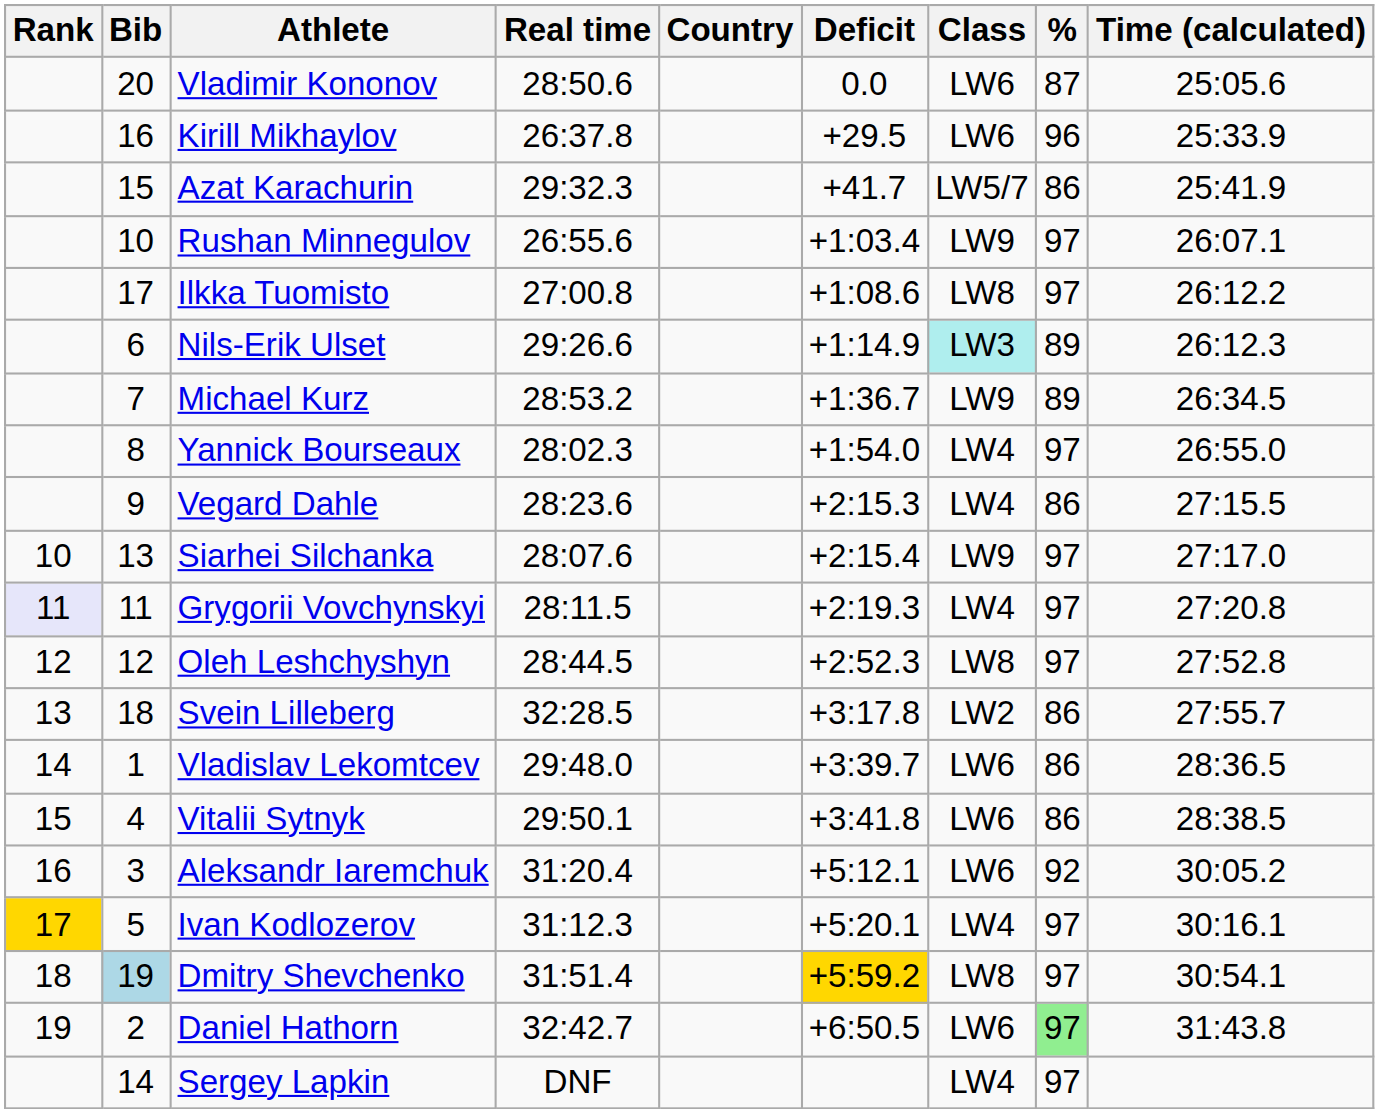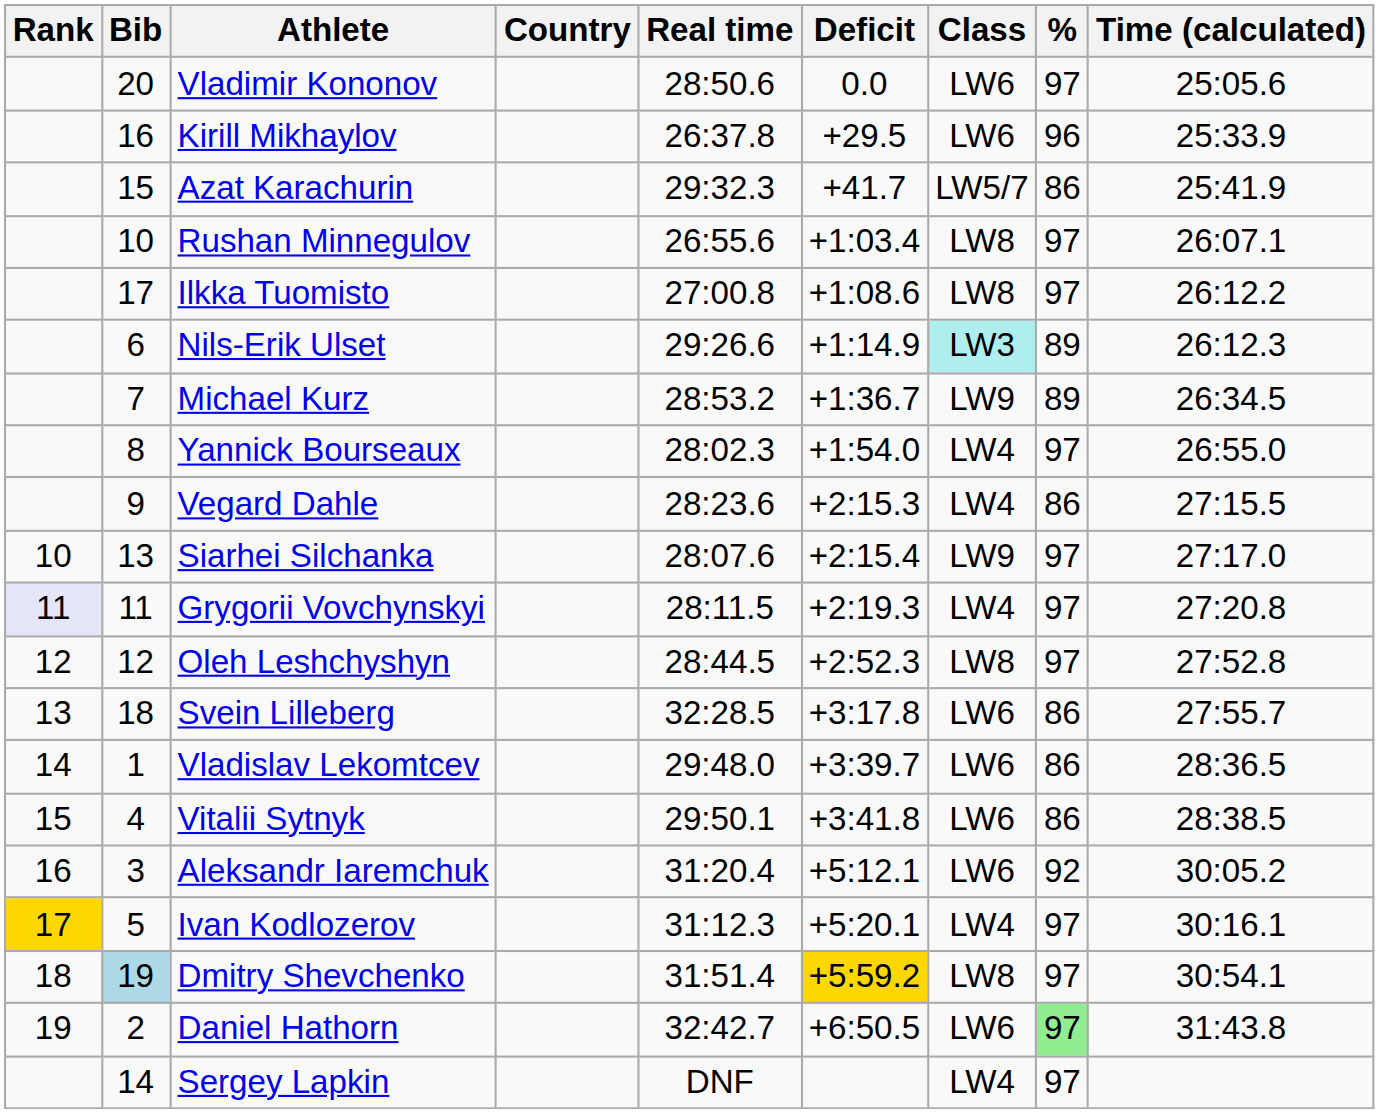columns swapped: (730, 30) <-> (578, 30)
(1062, 83) 87 -> (1062, 83) 97
(982, 240) LW9 -> (982, 240) LW8
(982, 713) LW2 -> (982, 713) LW6
